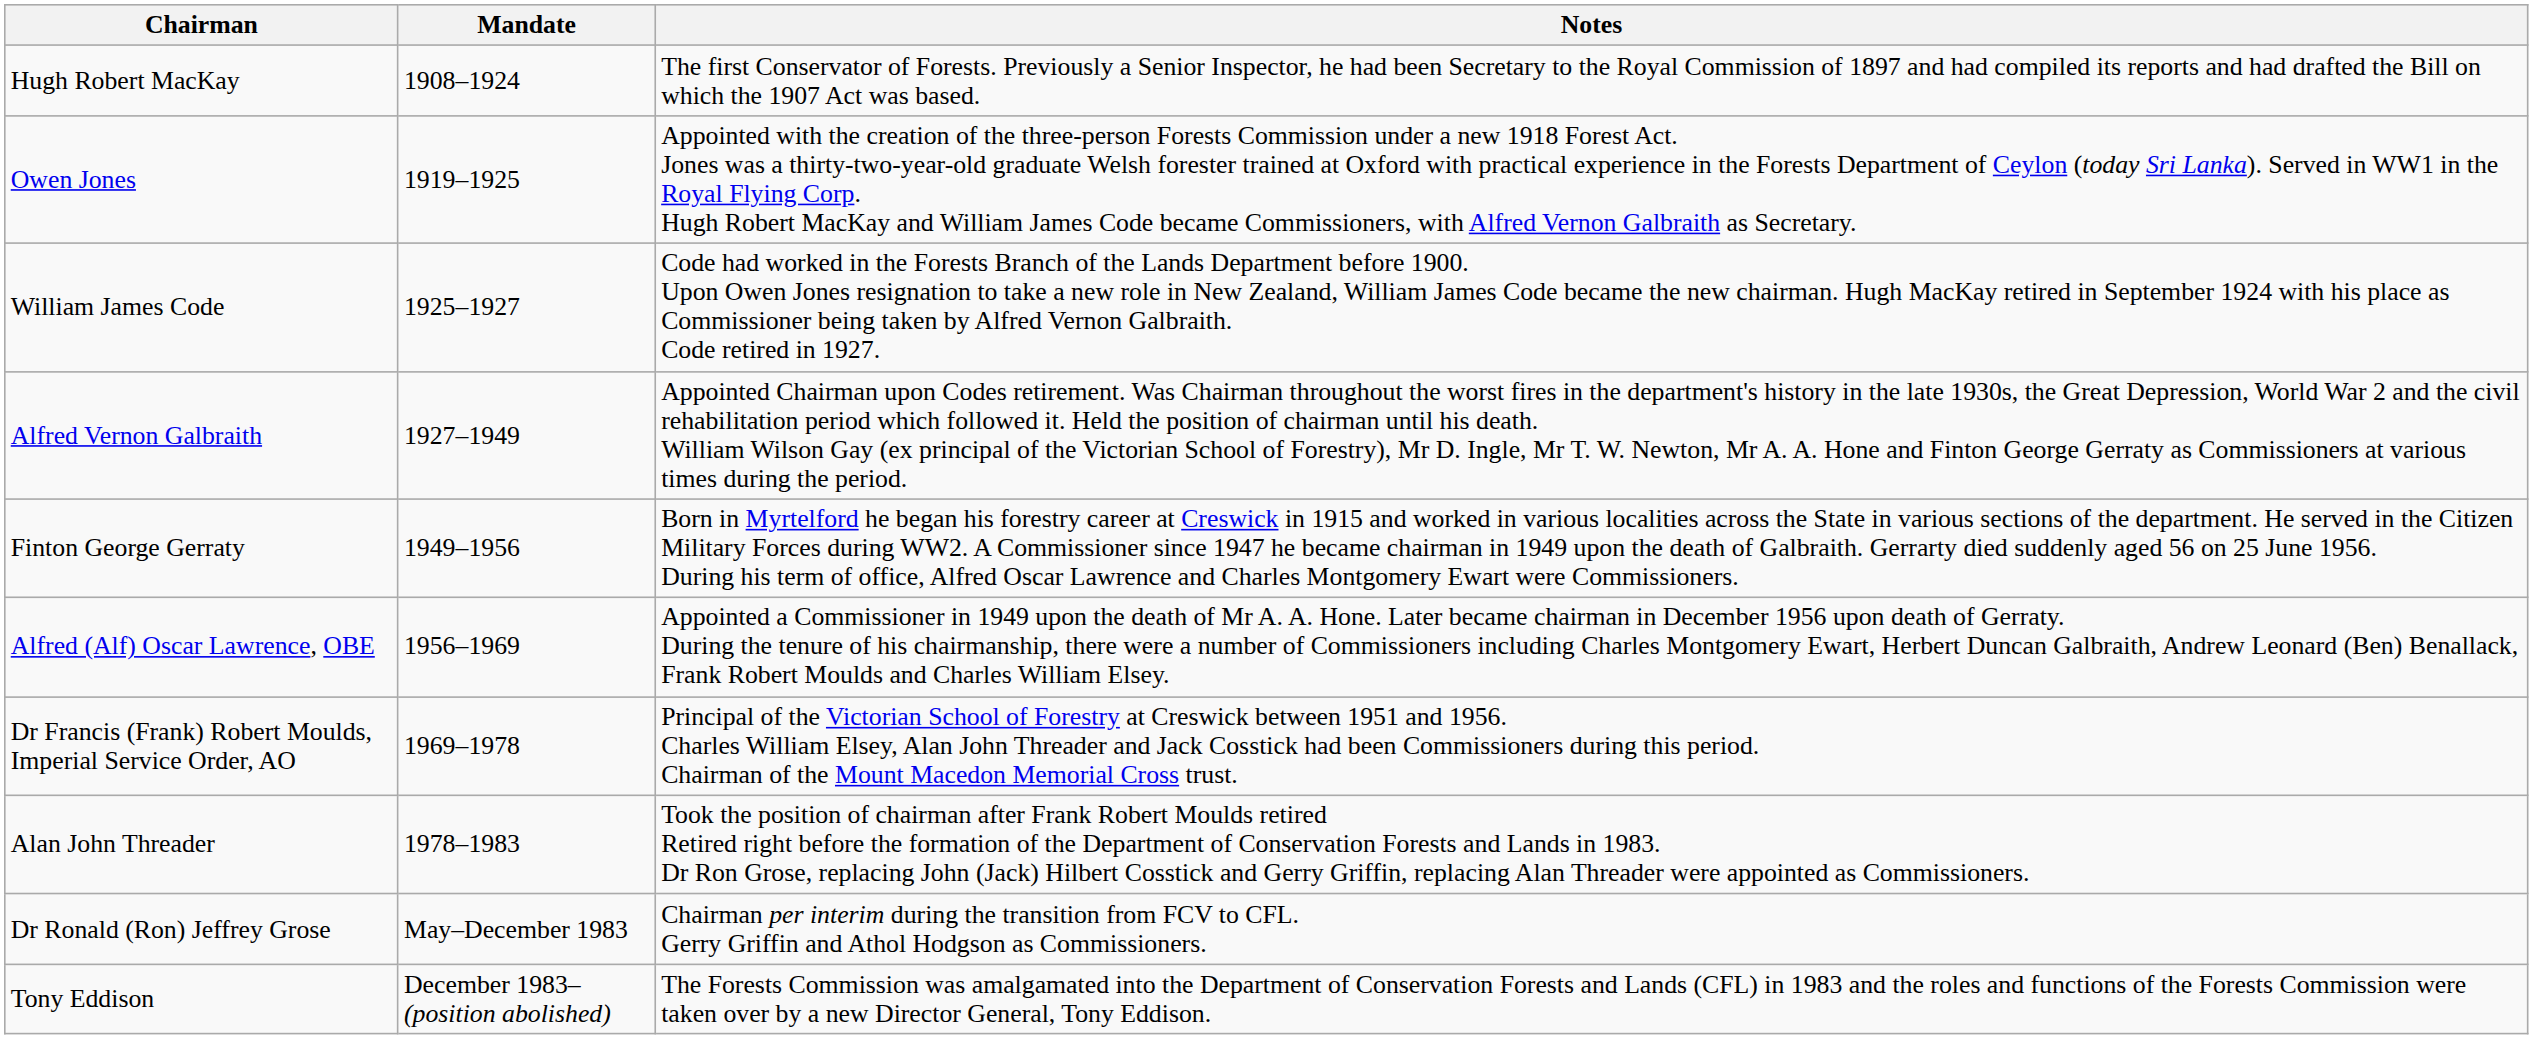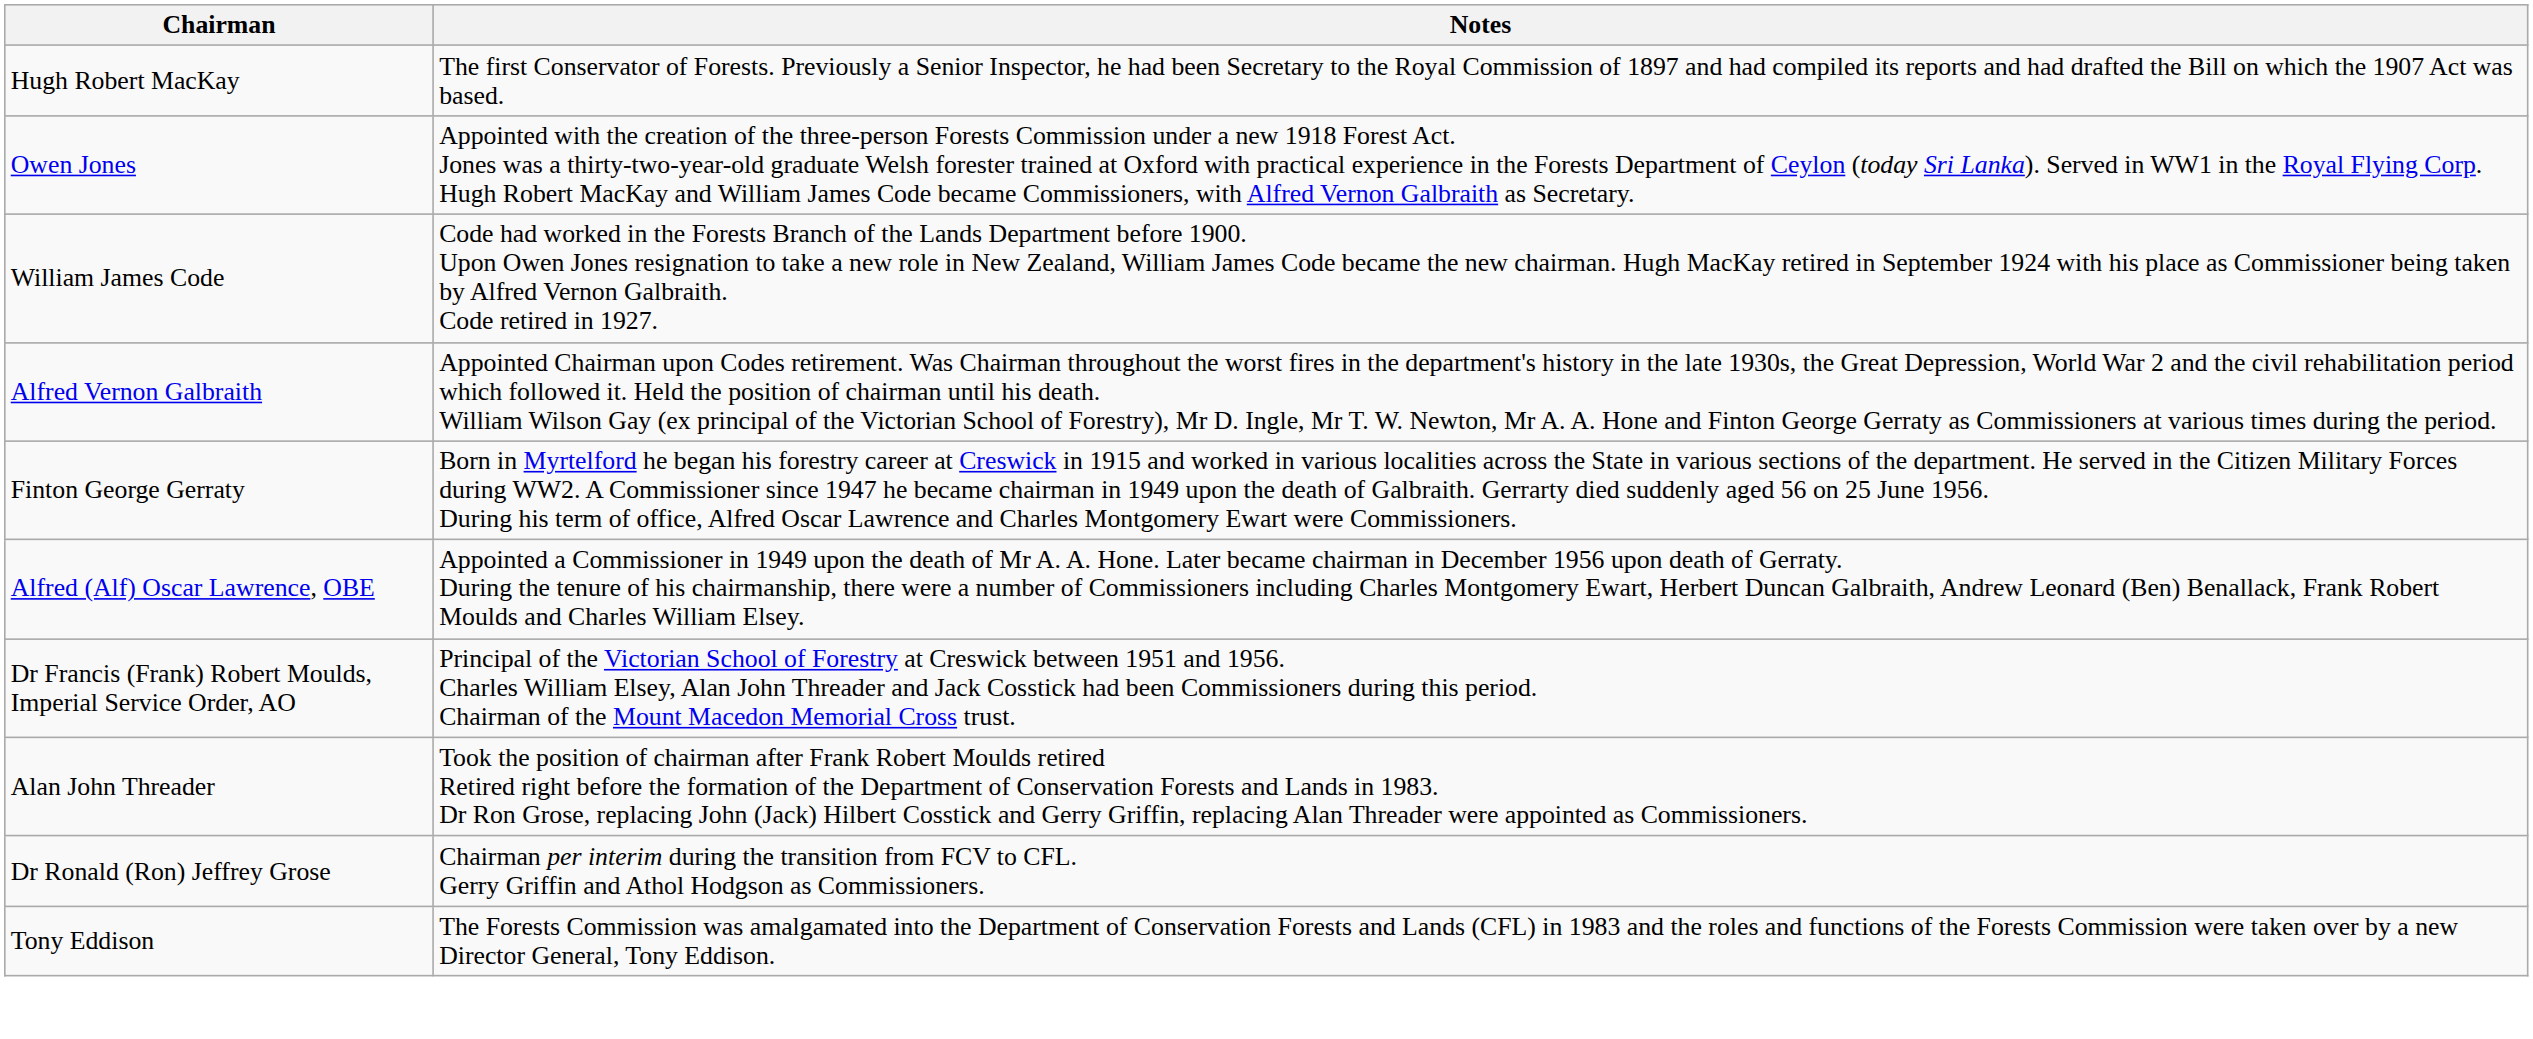- column: (527, 24)
